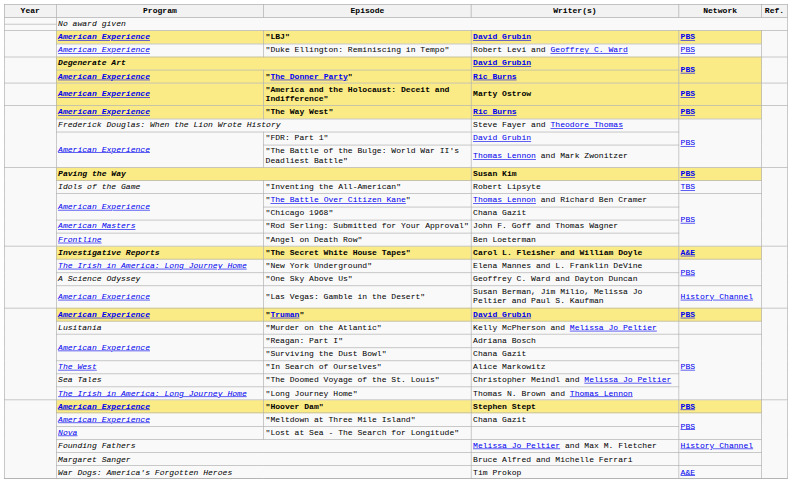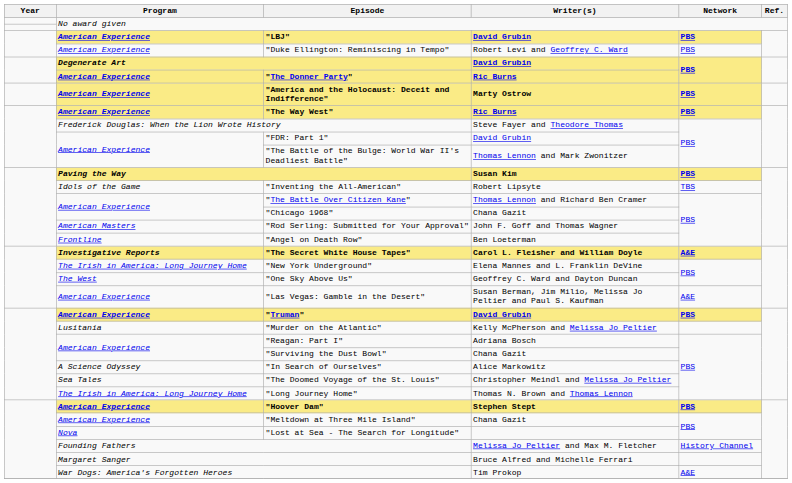(99, 279) A Science Odyssey -> (77, 279) The West
(717, 297) History Channel -> (688, 297) A&E
(77, 367) The West -> (99, 367) A Science Odyssey
